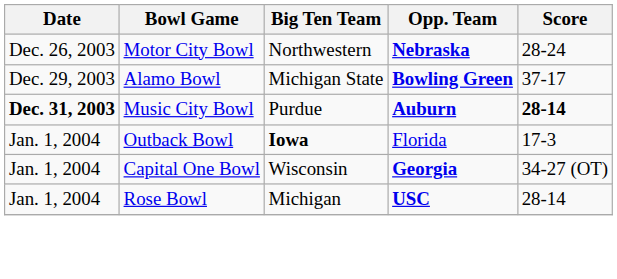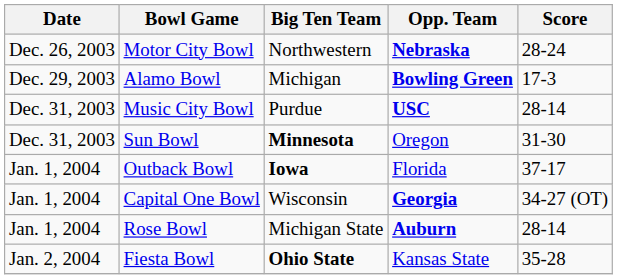(326, 79) Michigan State -> (305, 79) Michigan
(544, 79) 37-17 -> (539, 79) 17-3
(62, 109) bold -> (62, 109) normal
(424, 109) Auburn -> (411, 109) USC
(544, 109) bold -> (544, 109) normal
+ row: (161, 139)
(539, 139) 17-3 -> (544, 169) 37-17
(305, 199) Michigan -> (326, 229) Michigan State
(411, 199) USC -> (424, 229) Auburn
+ row: (169, 259)
